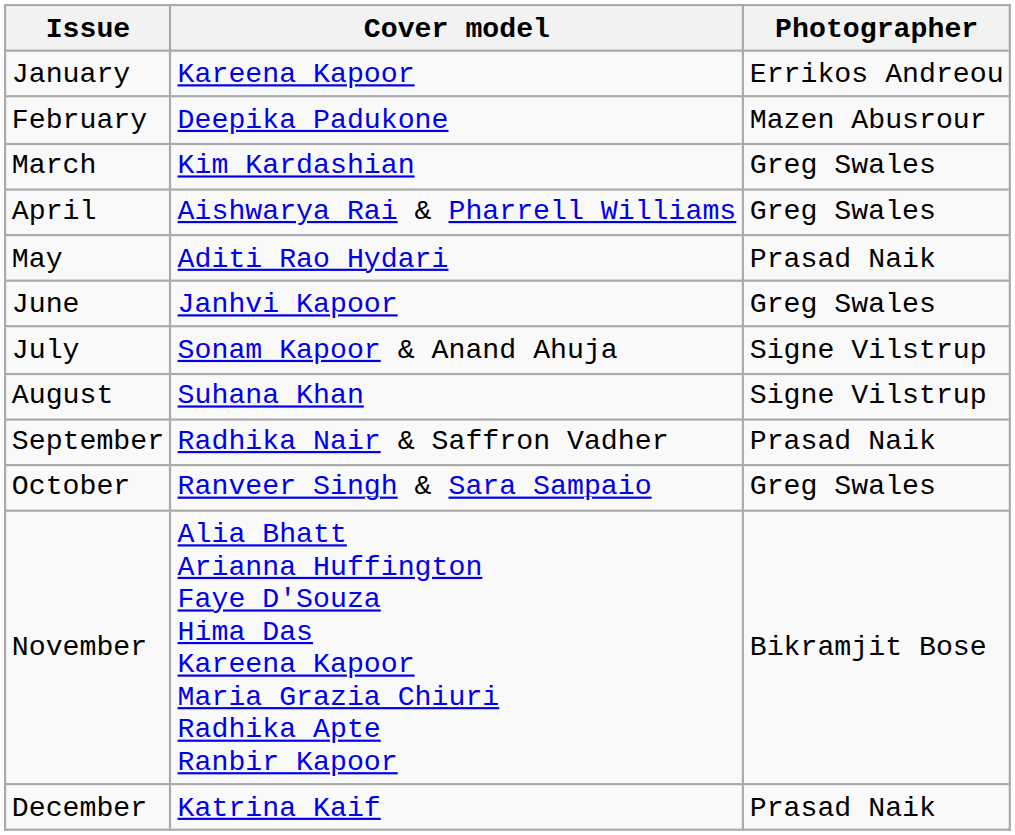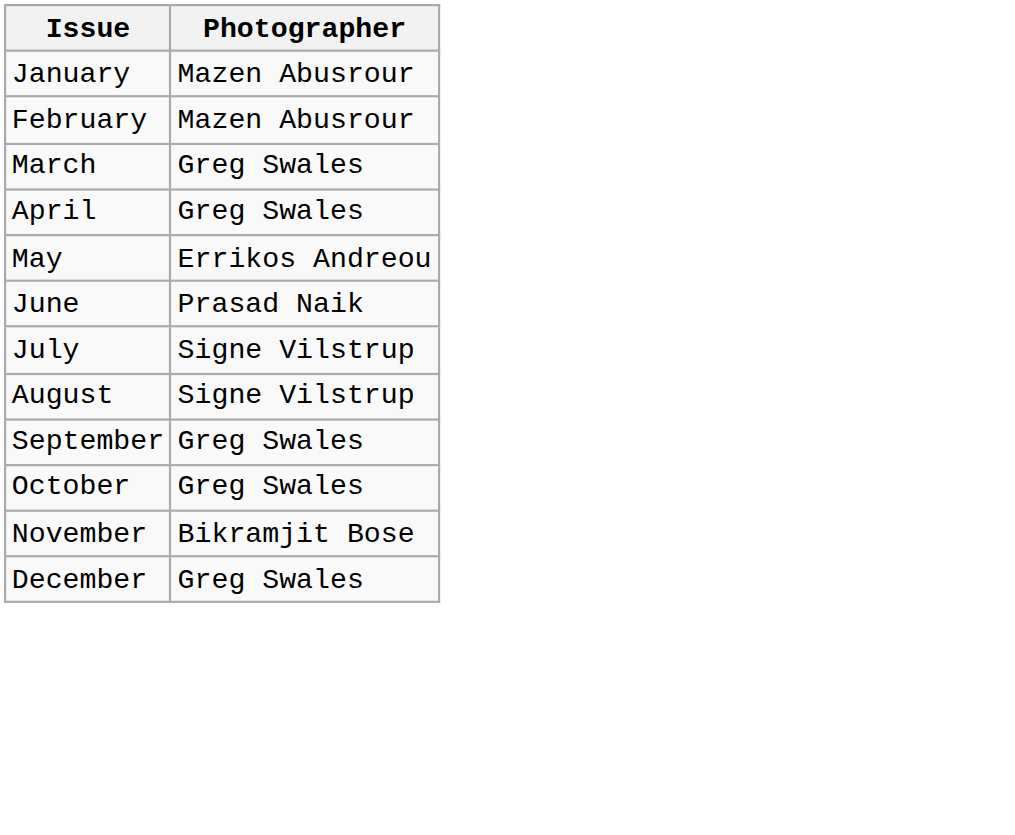- column: (457, 28)
(877, 74) Errikos Andreou -> (296, 74) Mazen Abusrour
(843, 258) Prasad Naik -> (305, 258) Errikos Andreou
(843, 304) Greg Swales -> (271, 304) Prasad Naik
(843, 442) Prasad Naik -> (271, 442) Greg Swales
(843, 808) Prasad Naik -> (271, 580) Greg Swales
